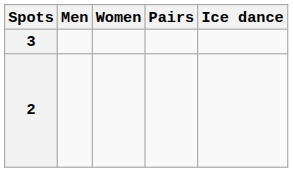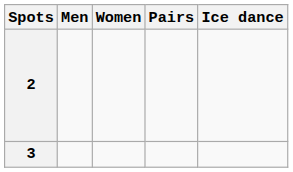rows swapped: (31, 42) <-> (31, 110)
